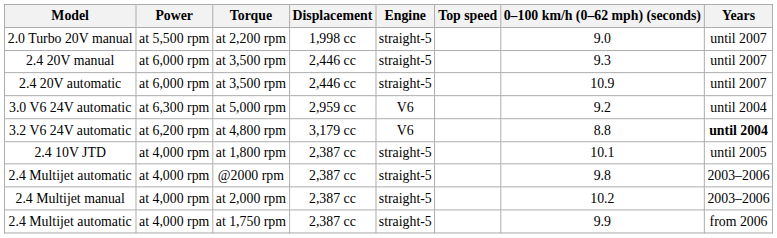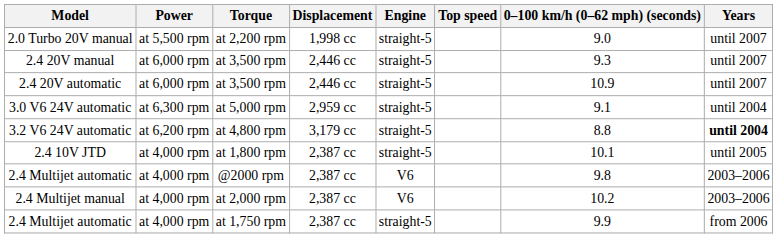(405, 107) V6 -> (405, 107) straight-5
(602, 107) 9.2 -> (602, 107) 9.1
(405, 130) V6 -> (405, 130) straight-5
(405, 175) straight-5 -> (405, 175) V6
(405, 198) straight-5 -> (405, 198) V6
